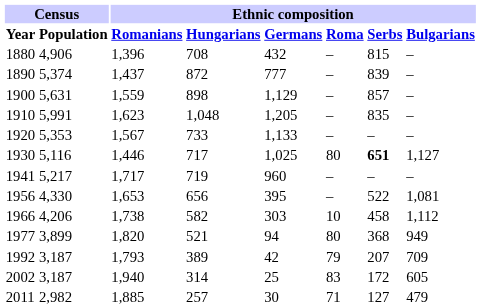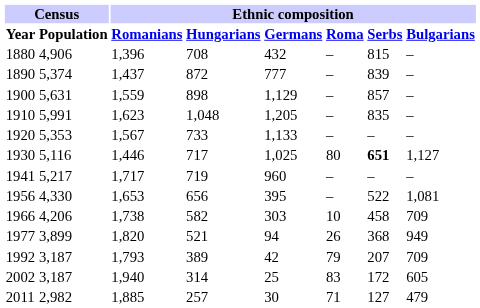(422, 216) 1,112 -> (417, 216) 709
(333, 236) 80 -> (333, 236) 26
